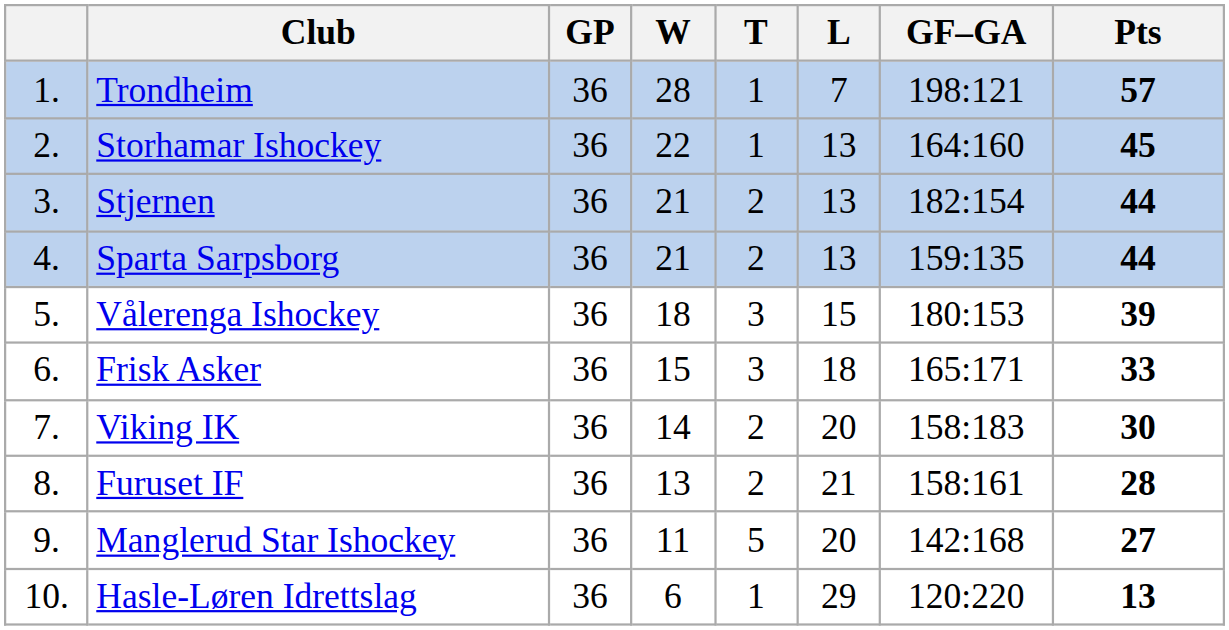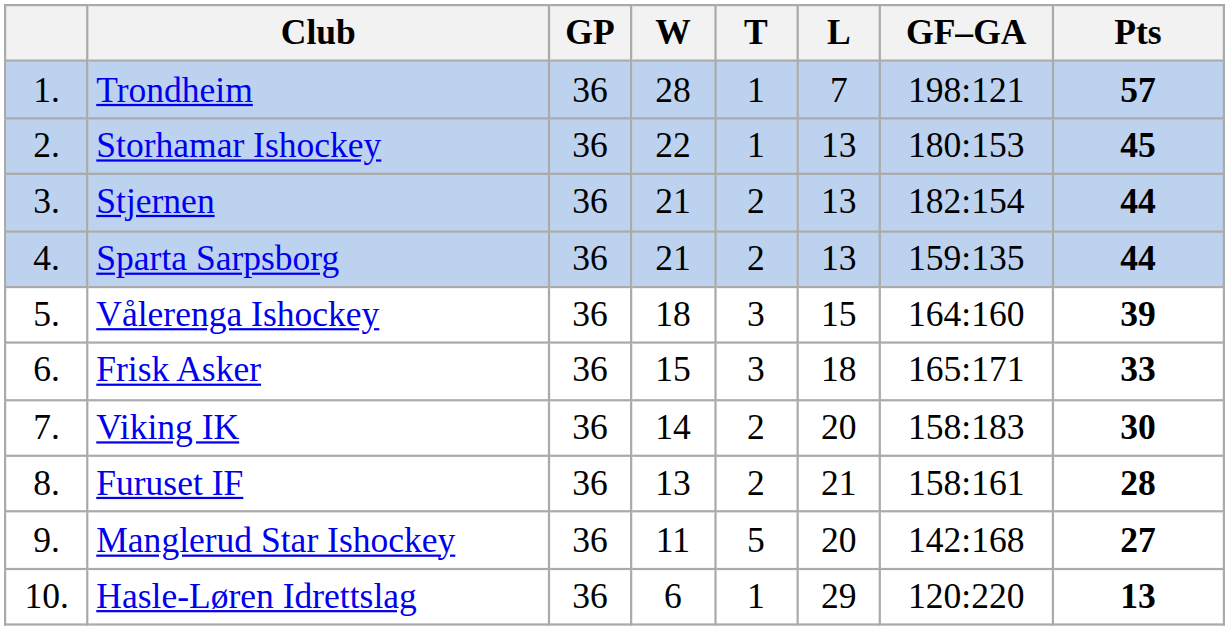(966, 145) 164:160 -> (966, 145) 180:153
(966, 314) 180:153 -> (966, 314) 164:160
